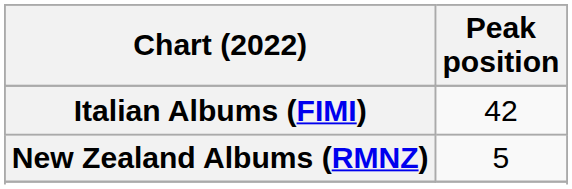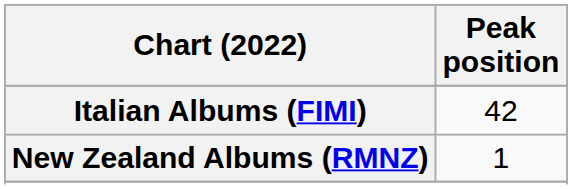(501, 157) 5 -> (501, 157) 1
